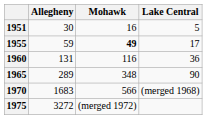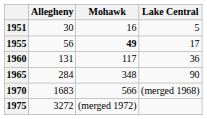(68, 43) 59 -> (68, 43) 56
(129, 59) 116 -> (129, 59) 117
(66, 75) 289 -> (66, 75) 284
